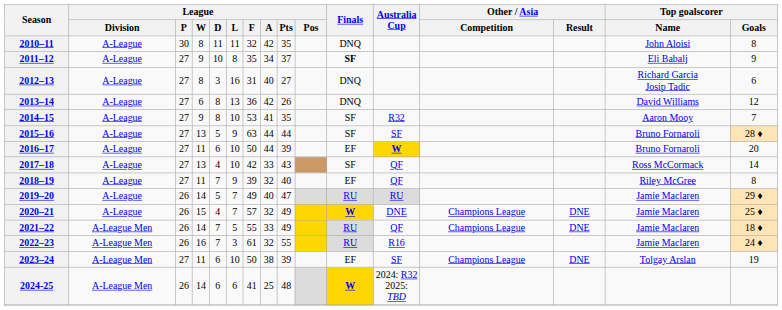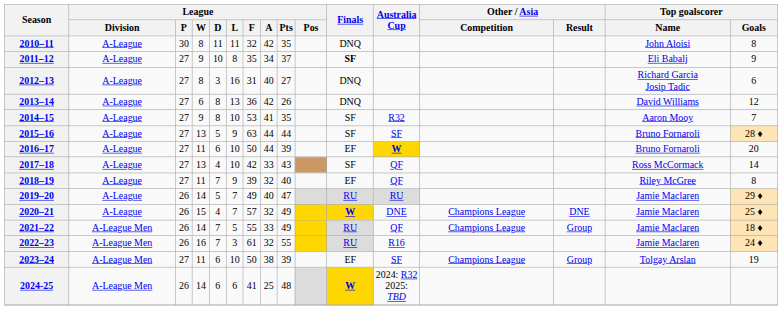(579, 228) DNE -> (579, 228) Group
(579, 259) DNE -> (579, 259) Group
